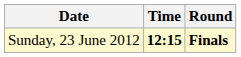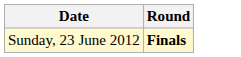- column: (164, 16)
